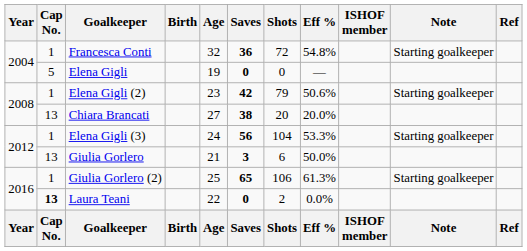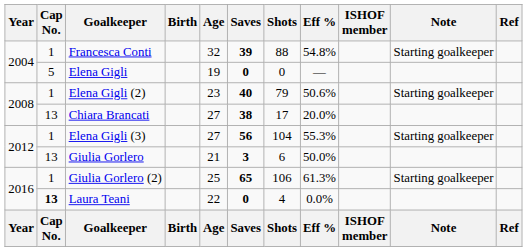(246, 51) 36 -> (246, 51) 39
(282, 51) 72 -> (282, 51) 88
(246, 94) 42 -> (246, 94) 40
(282, 115) 20 -> (282, 115) 17
(214, 136) 24 -> (214, 136) 27
(319, 136) 53.3% -> (319, 136) 55.3%
(282, 199) 2 -> (282, 199) 4
